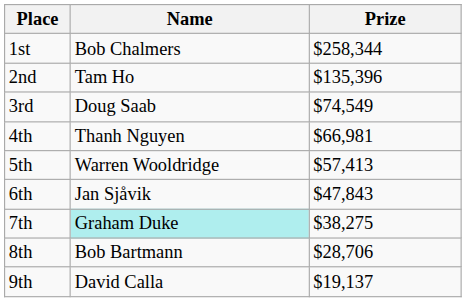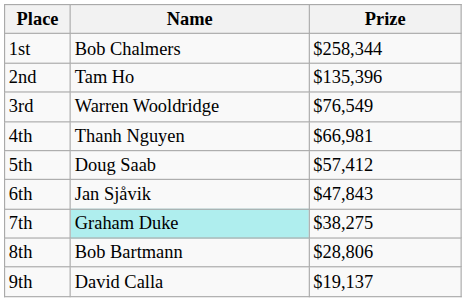(115, 106) Doug Saab -> (147, 106) Warren Wooldridge
(343, 106) $74,549 -> (343, 106) $76,549
(147, 164) Warren Wooldridge -> (115, 164) Doug Saab
(343, 164) $57,413 -> (343, 164) $57,412
(343, 252) $28,706 -> (343, 252) $28,806
